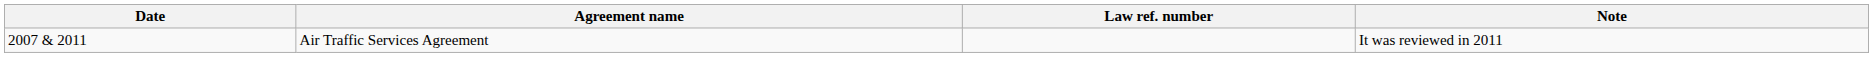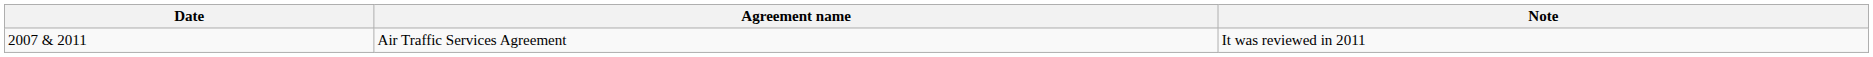- column: (1159, 16)
